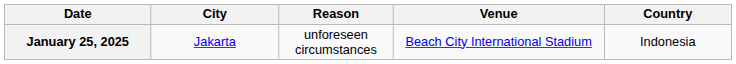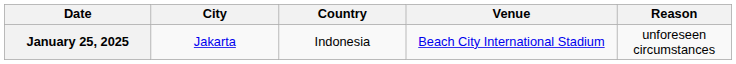columns swapped: (668, 14) <-> (336, 14)
